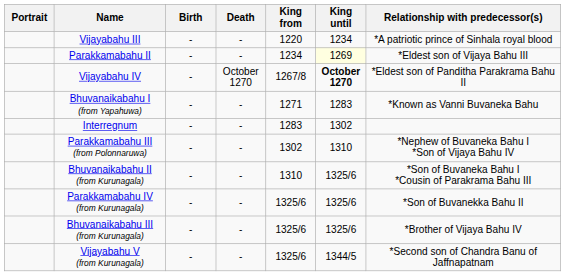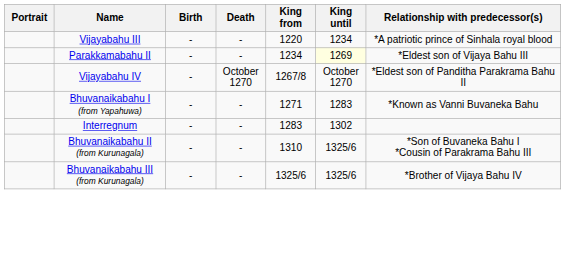(341, 77) bold -> (341, 77) normal
- row: (110, 148)
- row: (110, 202)
- row: (110, 257)
